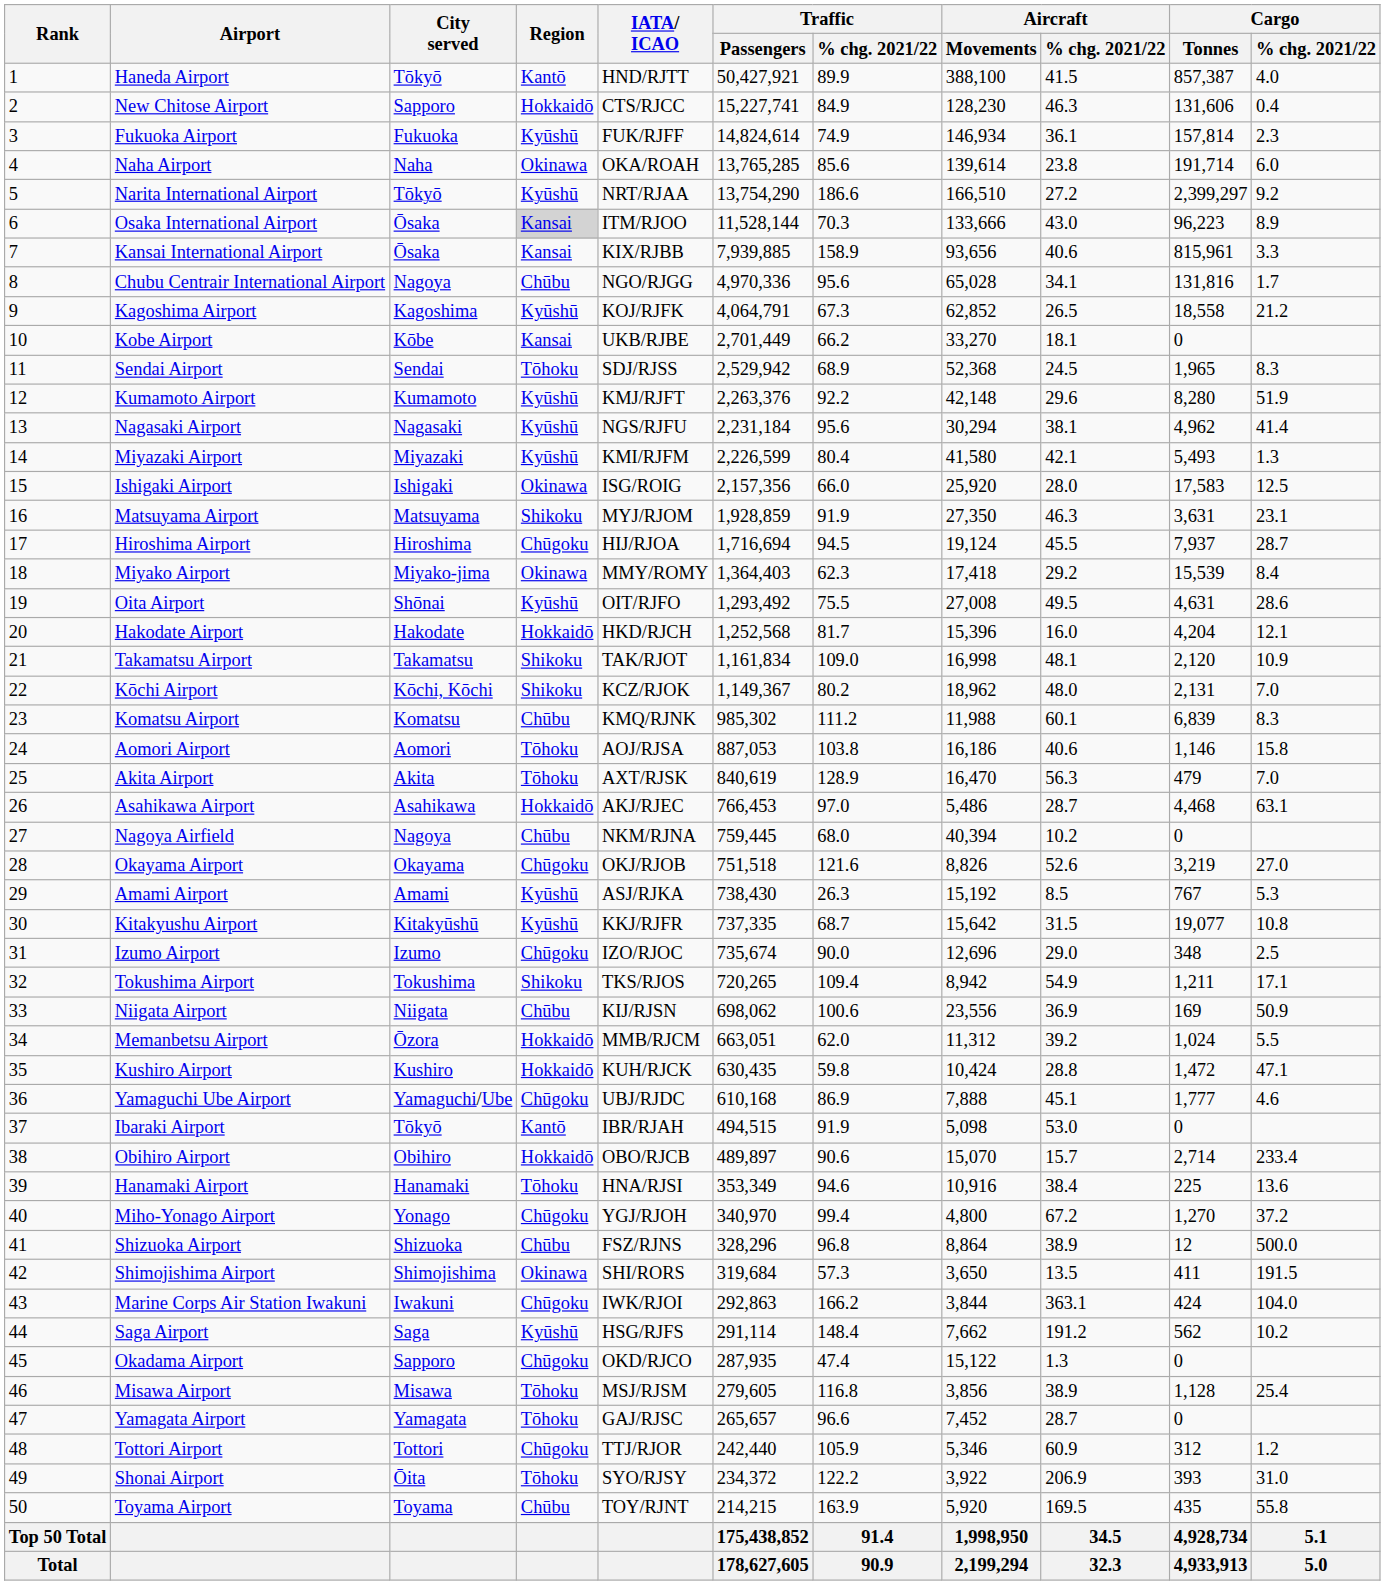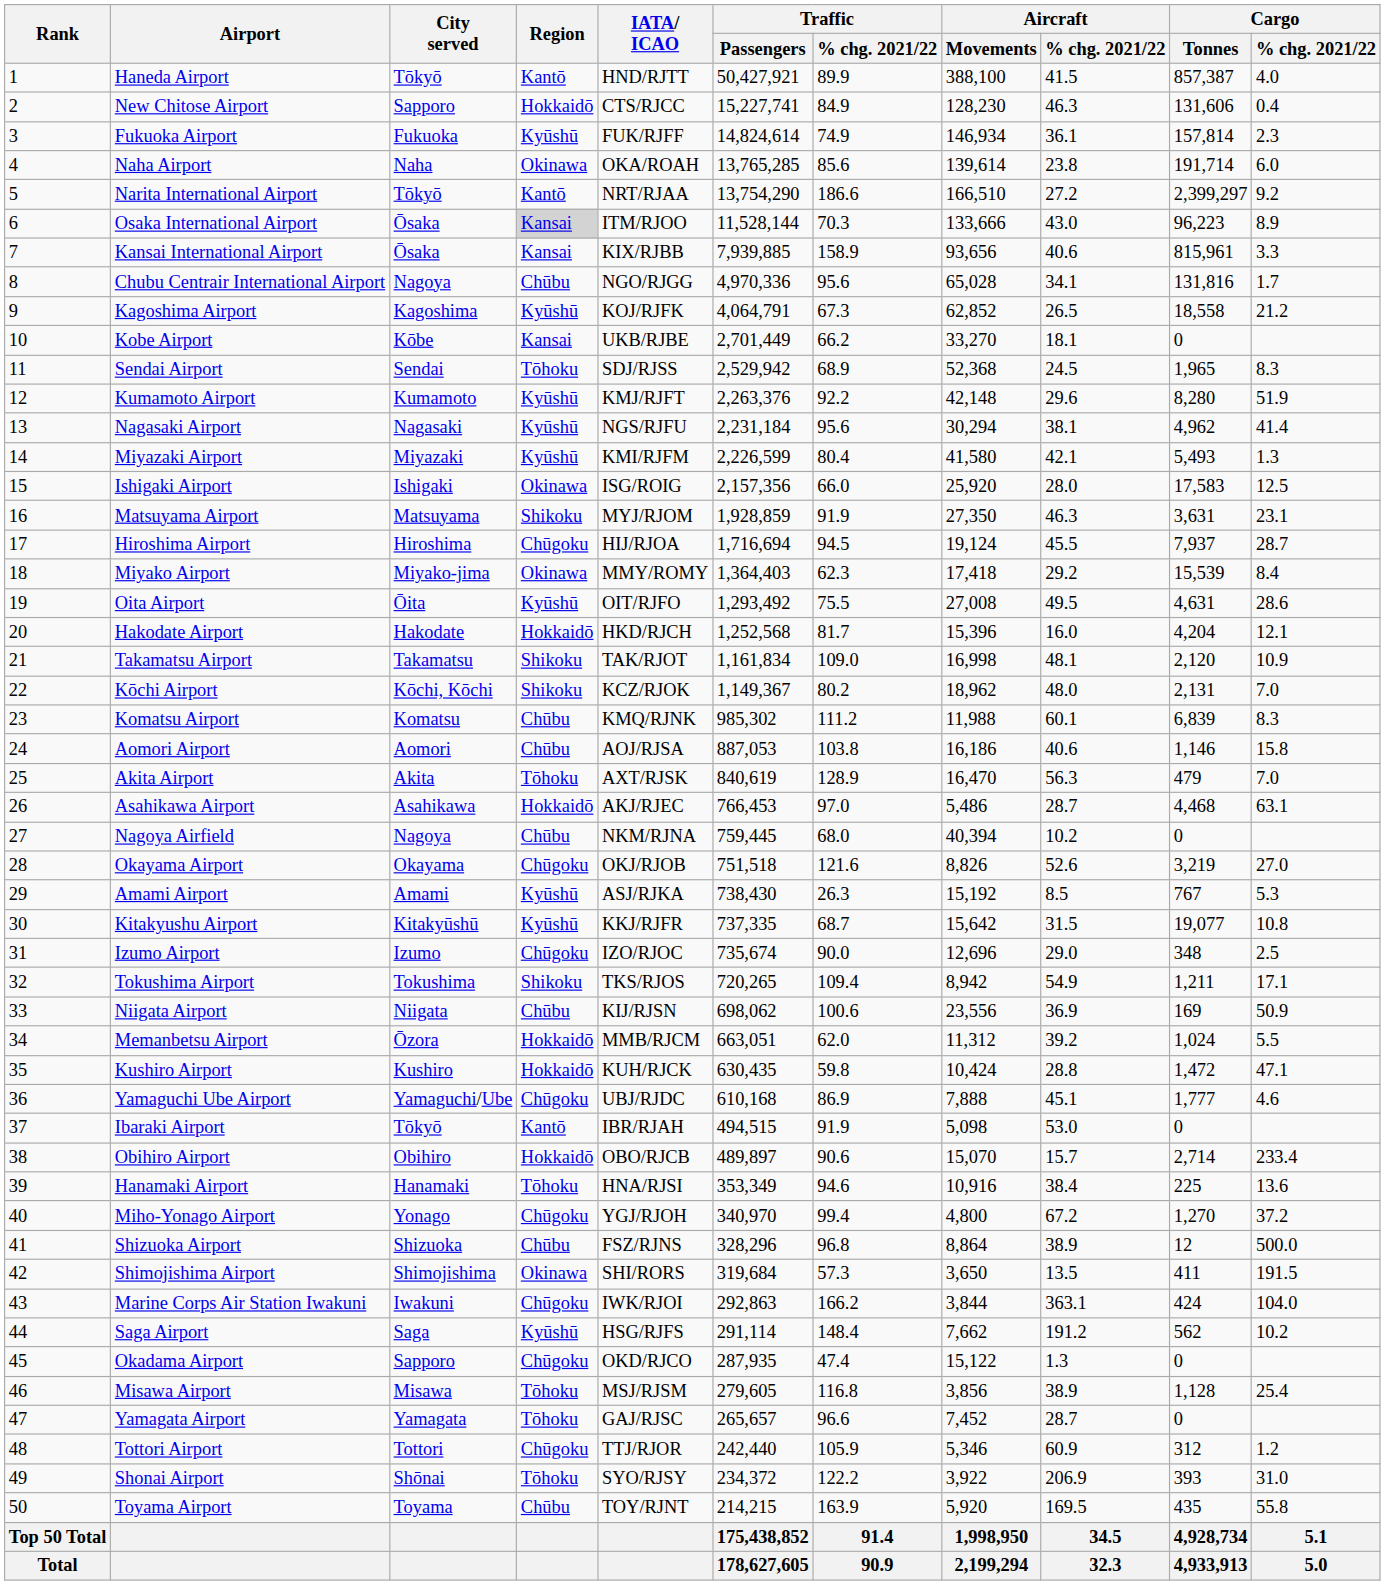(549, 194) Kyūshū -> (543, 194) Kantō
(419, 602) Shōnai -> (409, 602) Ōita
(549, 748) Tōhoku -> (545, 748) Chūbu
(409, 1478) Ōita -> (419, 1478) Shōnai
